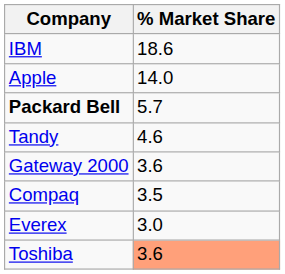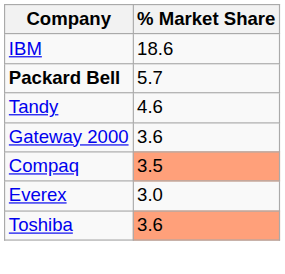- row: (33, 78)
(150, 195) no background -> (150, 166) lightsalmon background
